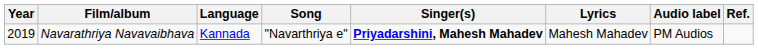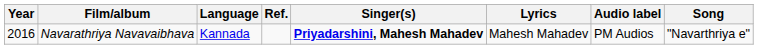columns swapped: (306, 14) <-> (738, 14)
(21, 34) 2019 -> (21, 34) 2016
